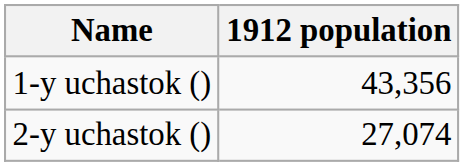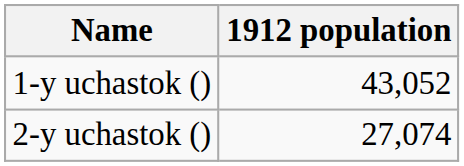(406, 82) 43,356 -> (406, 82) 43,052
